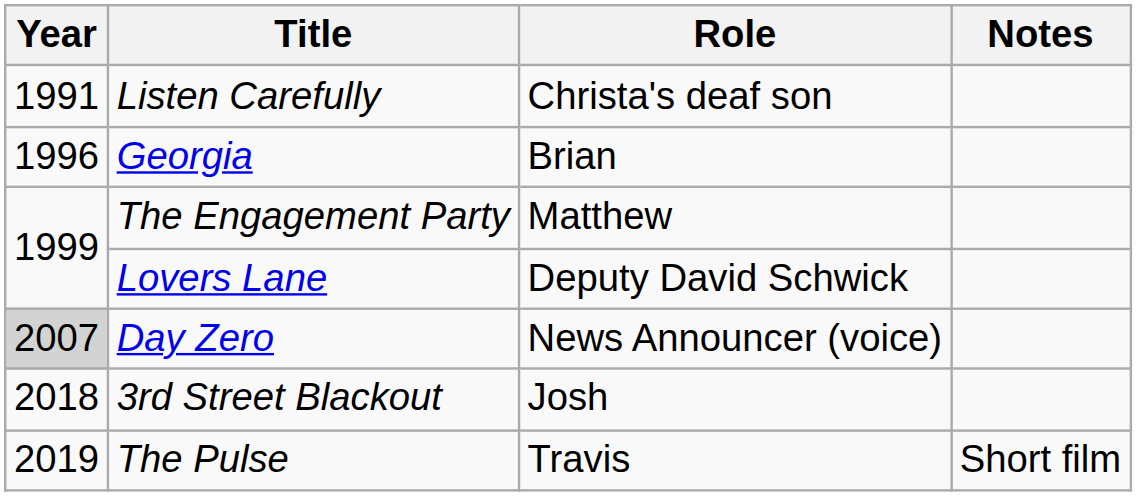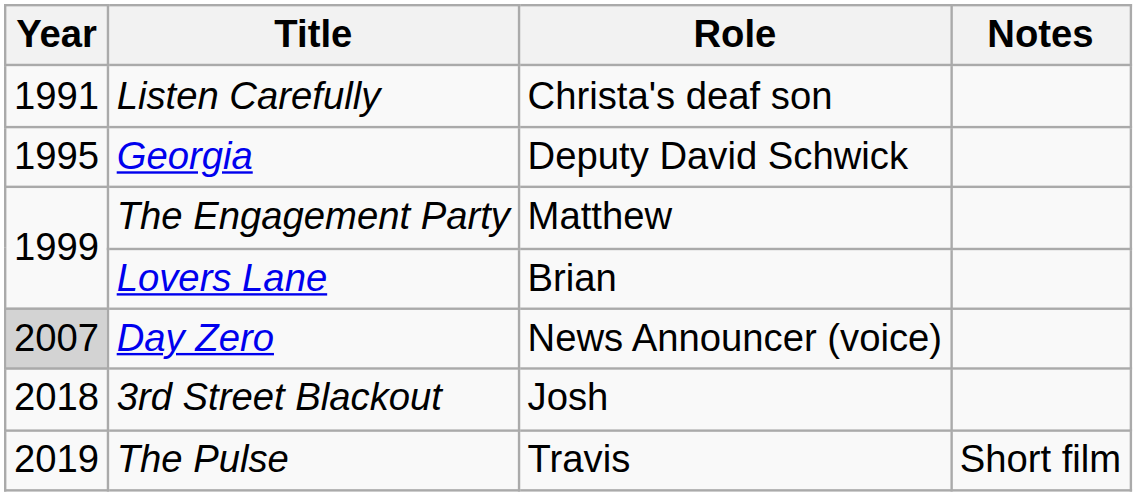(57, 156) 1996 -> (57, 156) 1995
(572, 156) Brian -> (718, 156) Deputy David Schwick
(718, 277) Deputy David Schwick -> (572, 277) Brian
